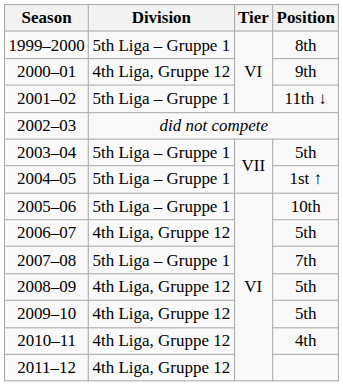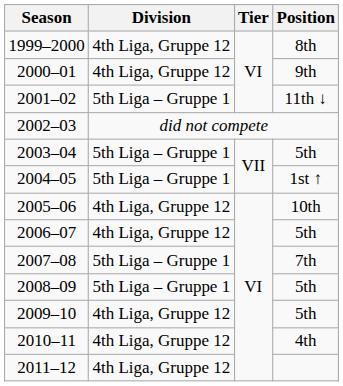(161, 44) 5th Liga – Gruppe 1 -> (161, 44) 4th Liga, Gruppe 12
(161, 206) 5th Liga – Gruppe 1 -> (161, 206) 4th Liga, Gruppe 12
(161, 286) 4th Liga, Gruppe 12 -> (161, 286) 5th Liga – Gruppe 1
